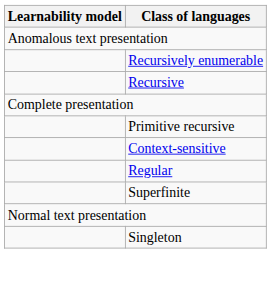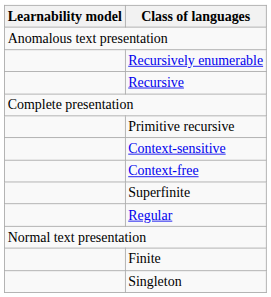+ row: (163, 170)
rows swapped: (150, 170) <-> (159, 193)
+ row: (144, 259)
